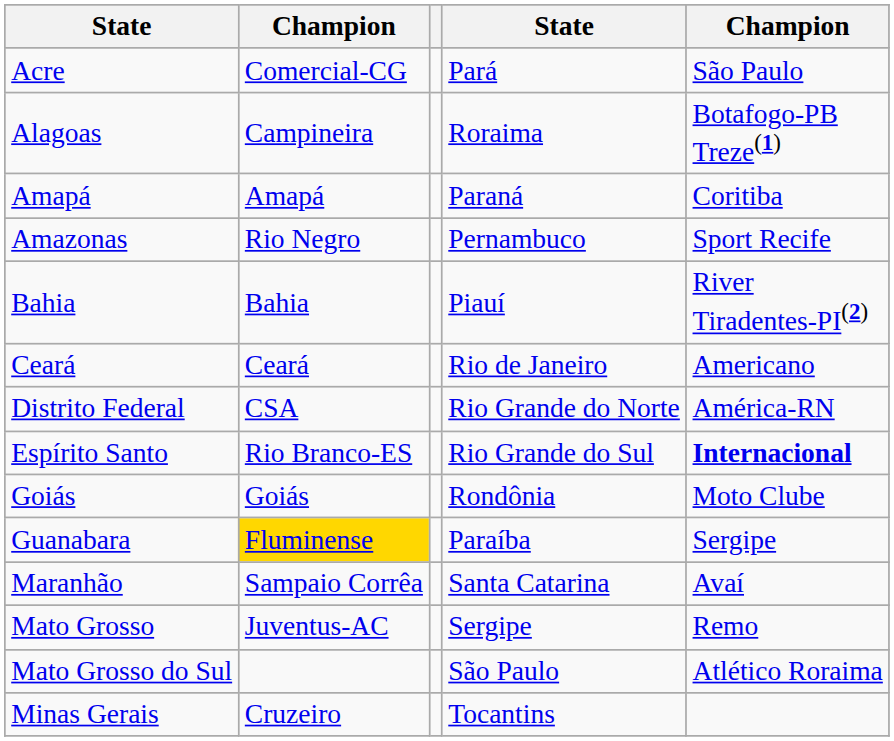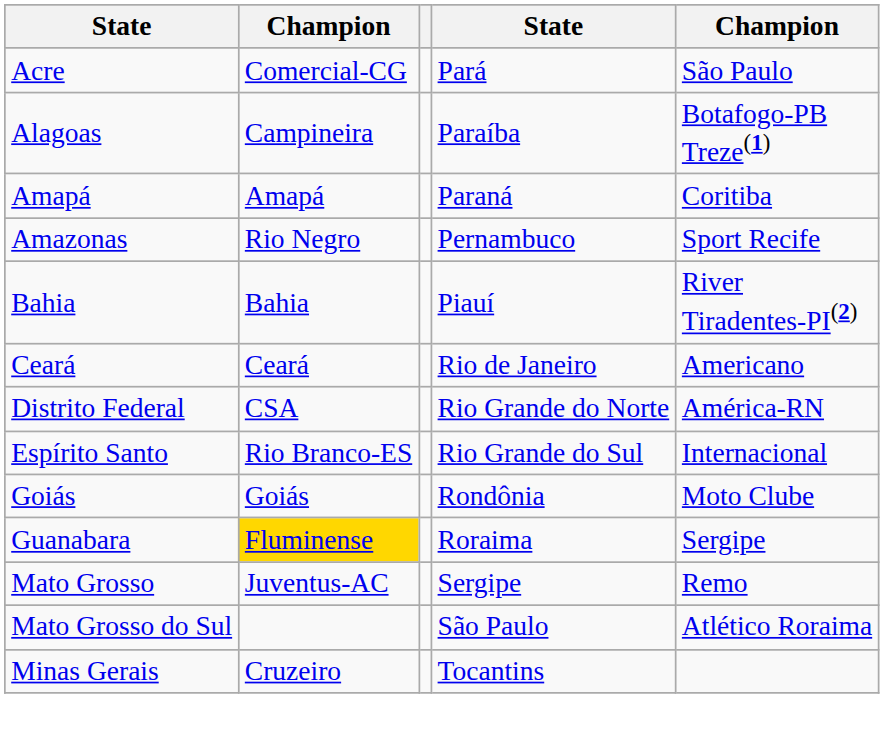(496, 132) Roraima -> (479, 132) Paraíba
(772, 452) bold -> (754, 452) normal
(490, 539) Paraíba -> (485, 539) Roraima
- row: (67, 583)
